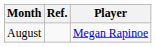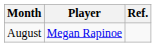columns swapped: (111, 13) <-> (57, 13)
